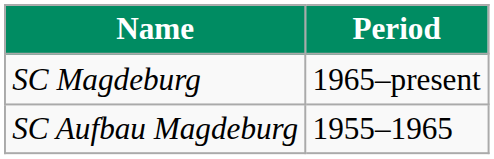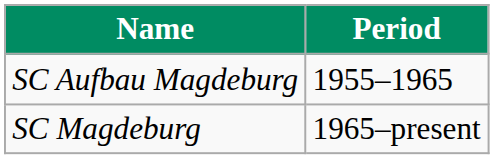rows swapped: (155, 128) <-> (106, 78)
